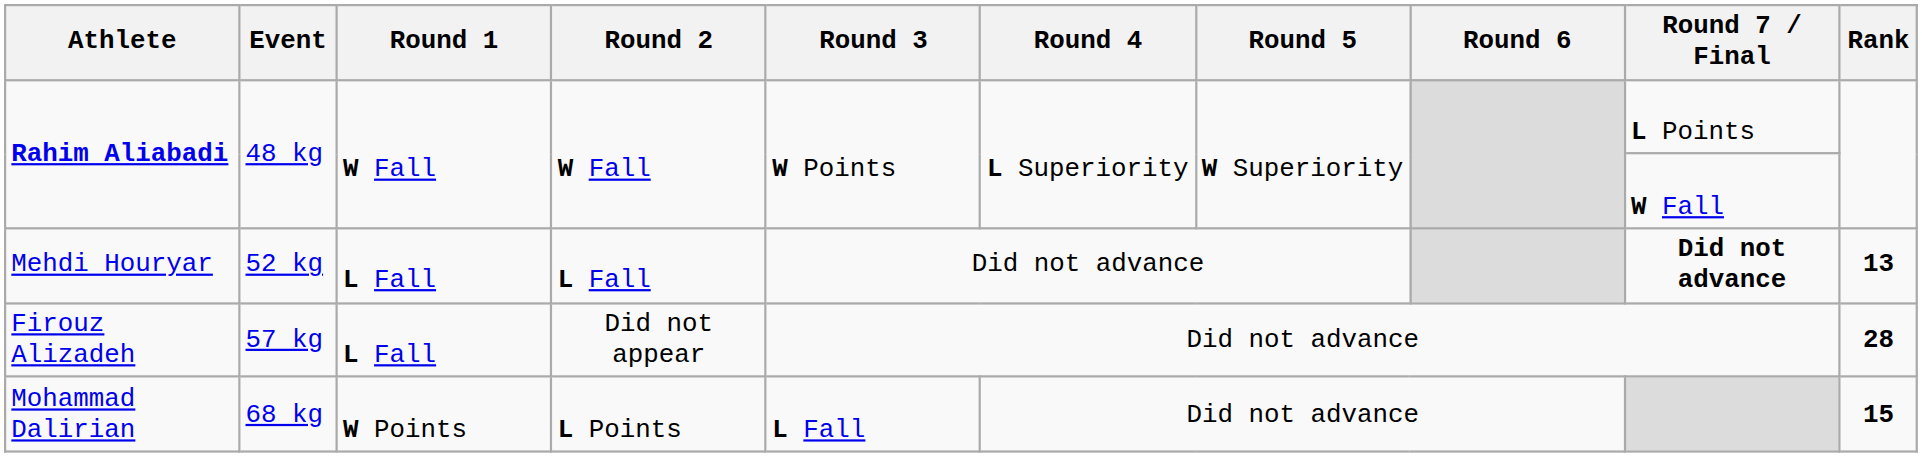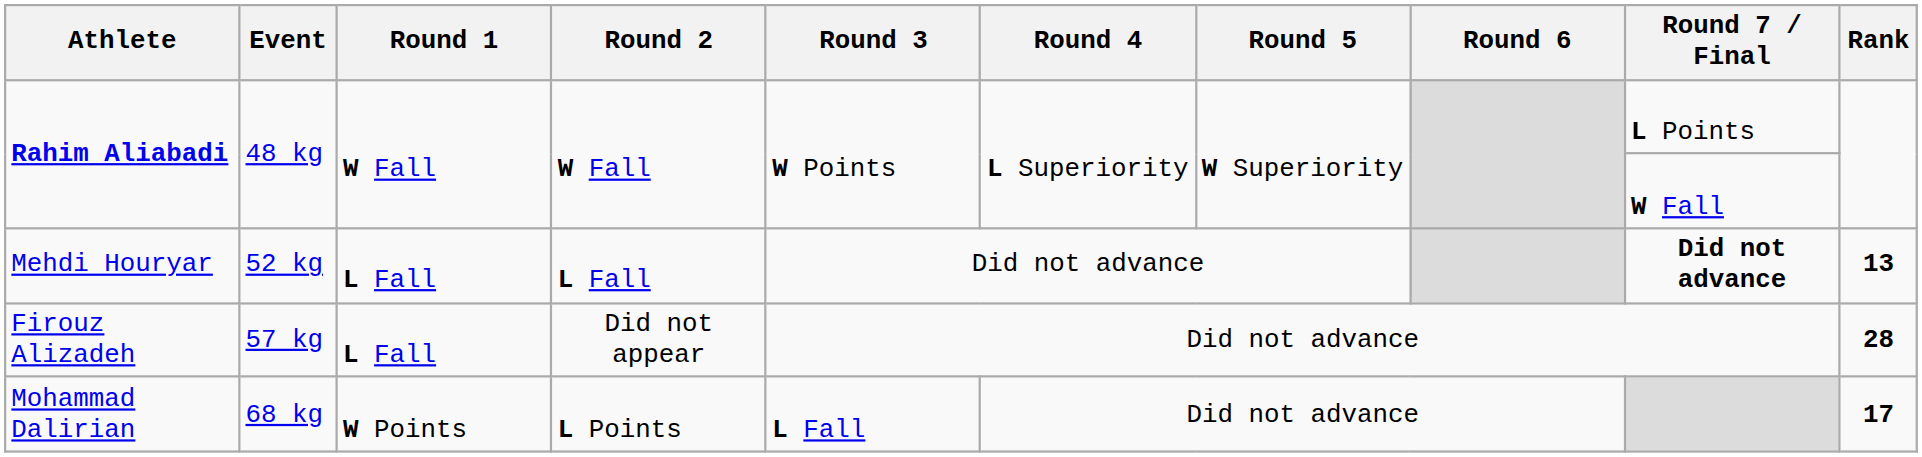(1878, 414) 15 -> (1878, 414) 17
